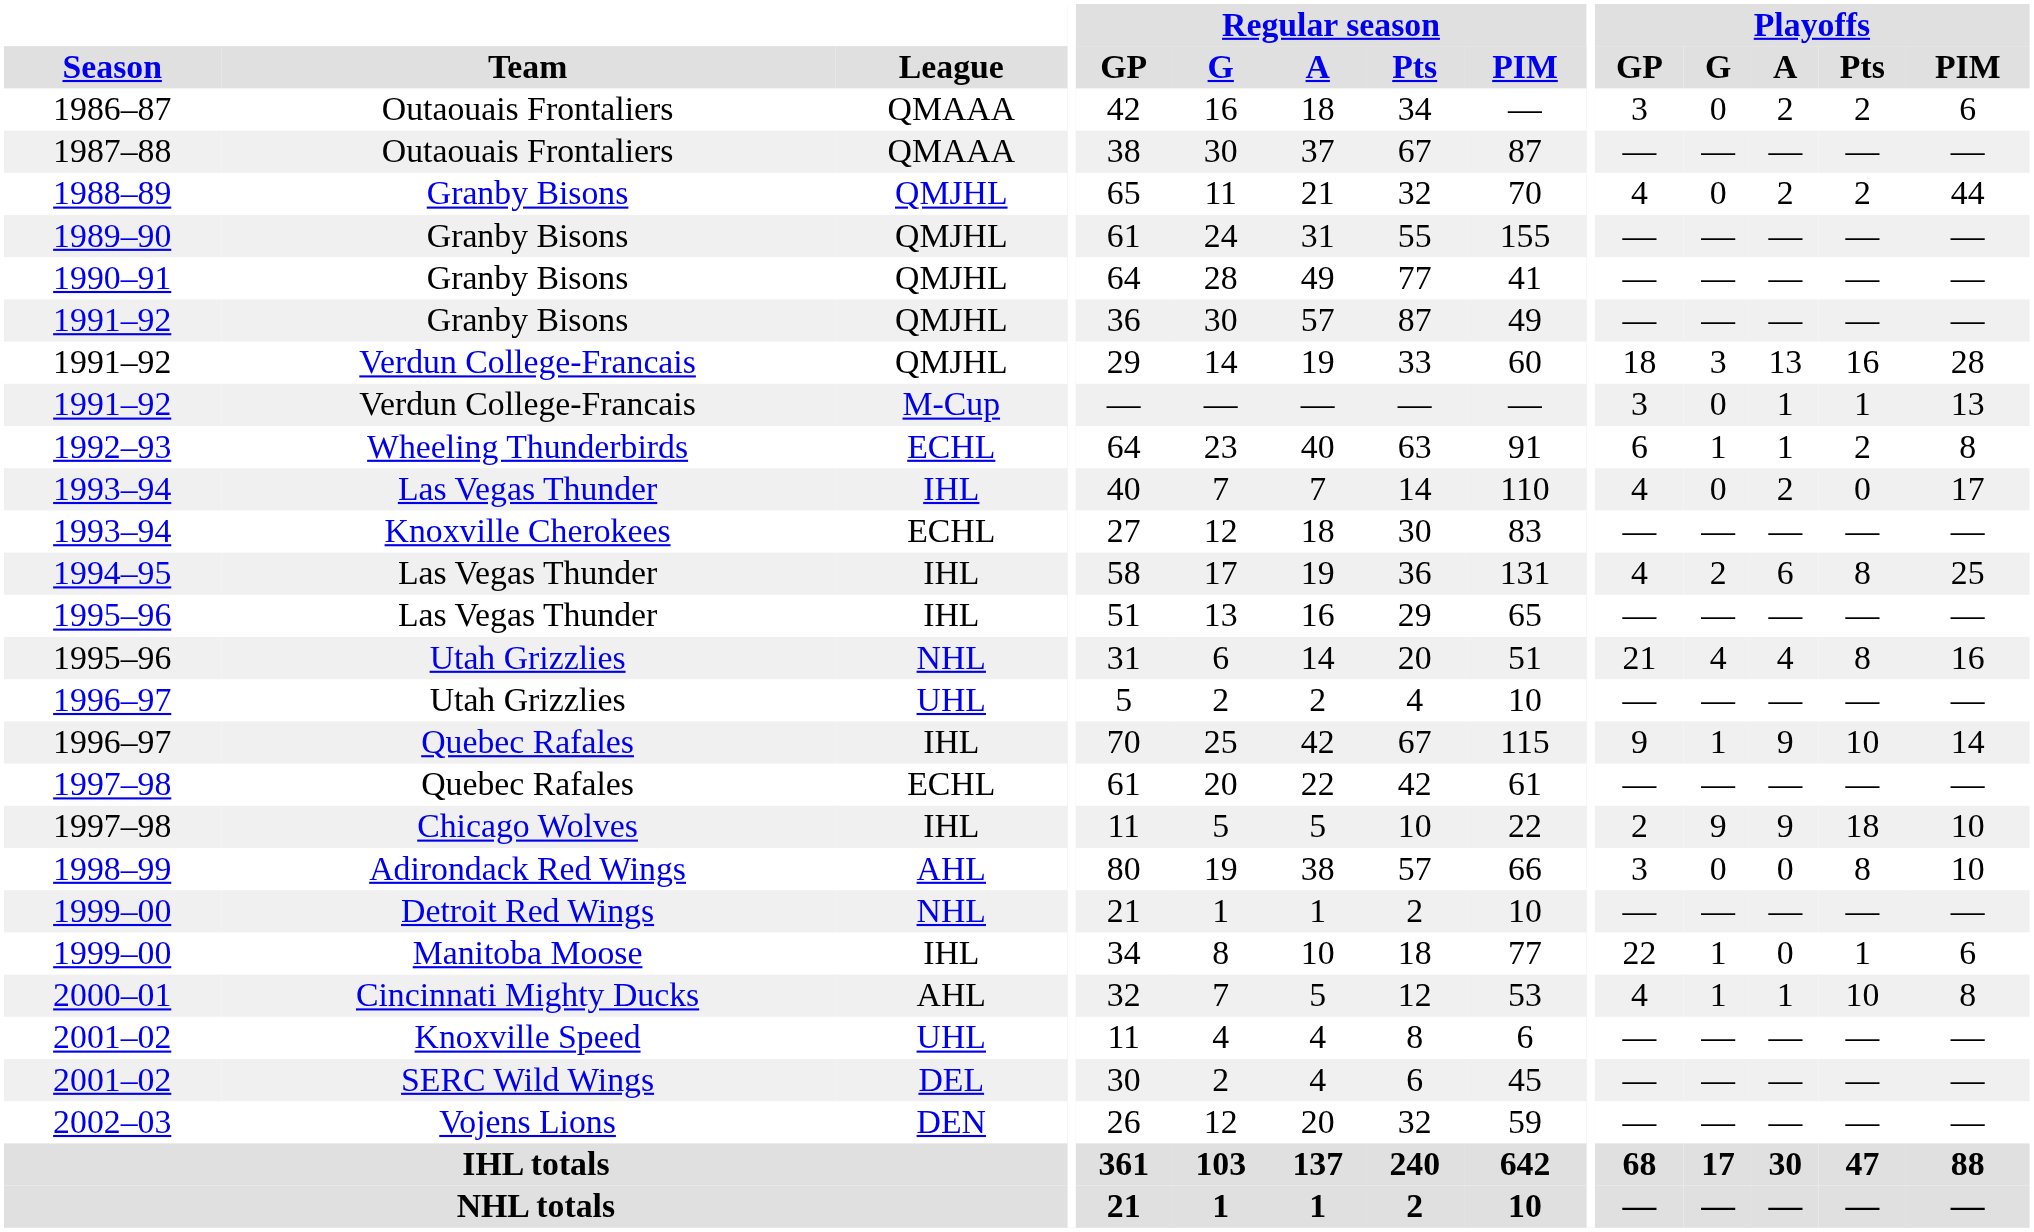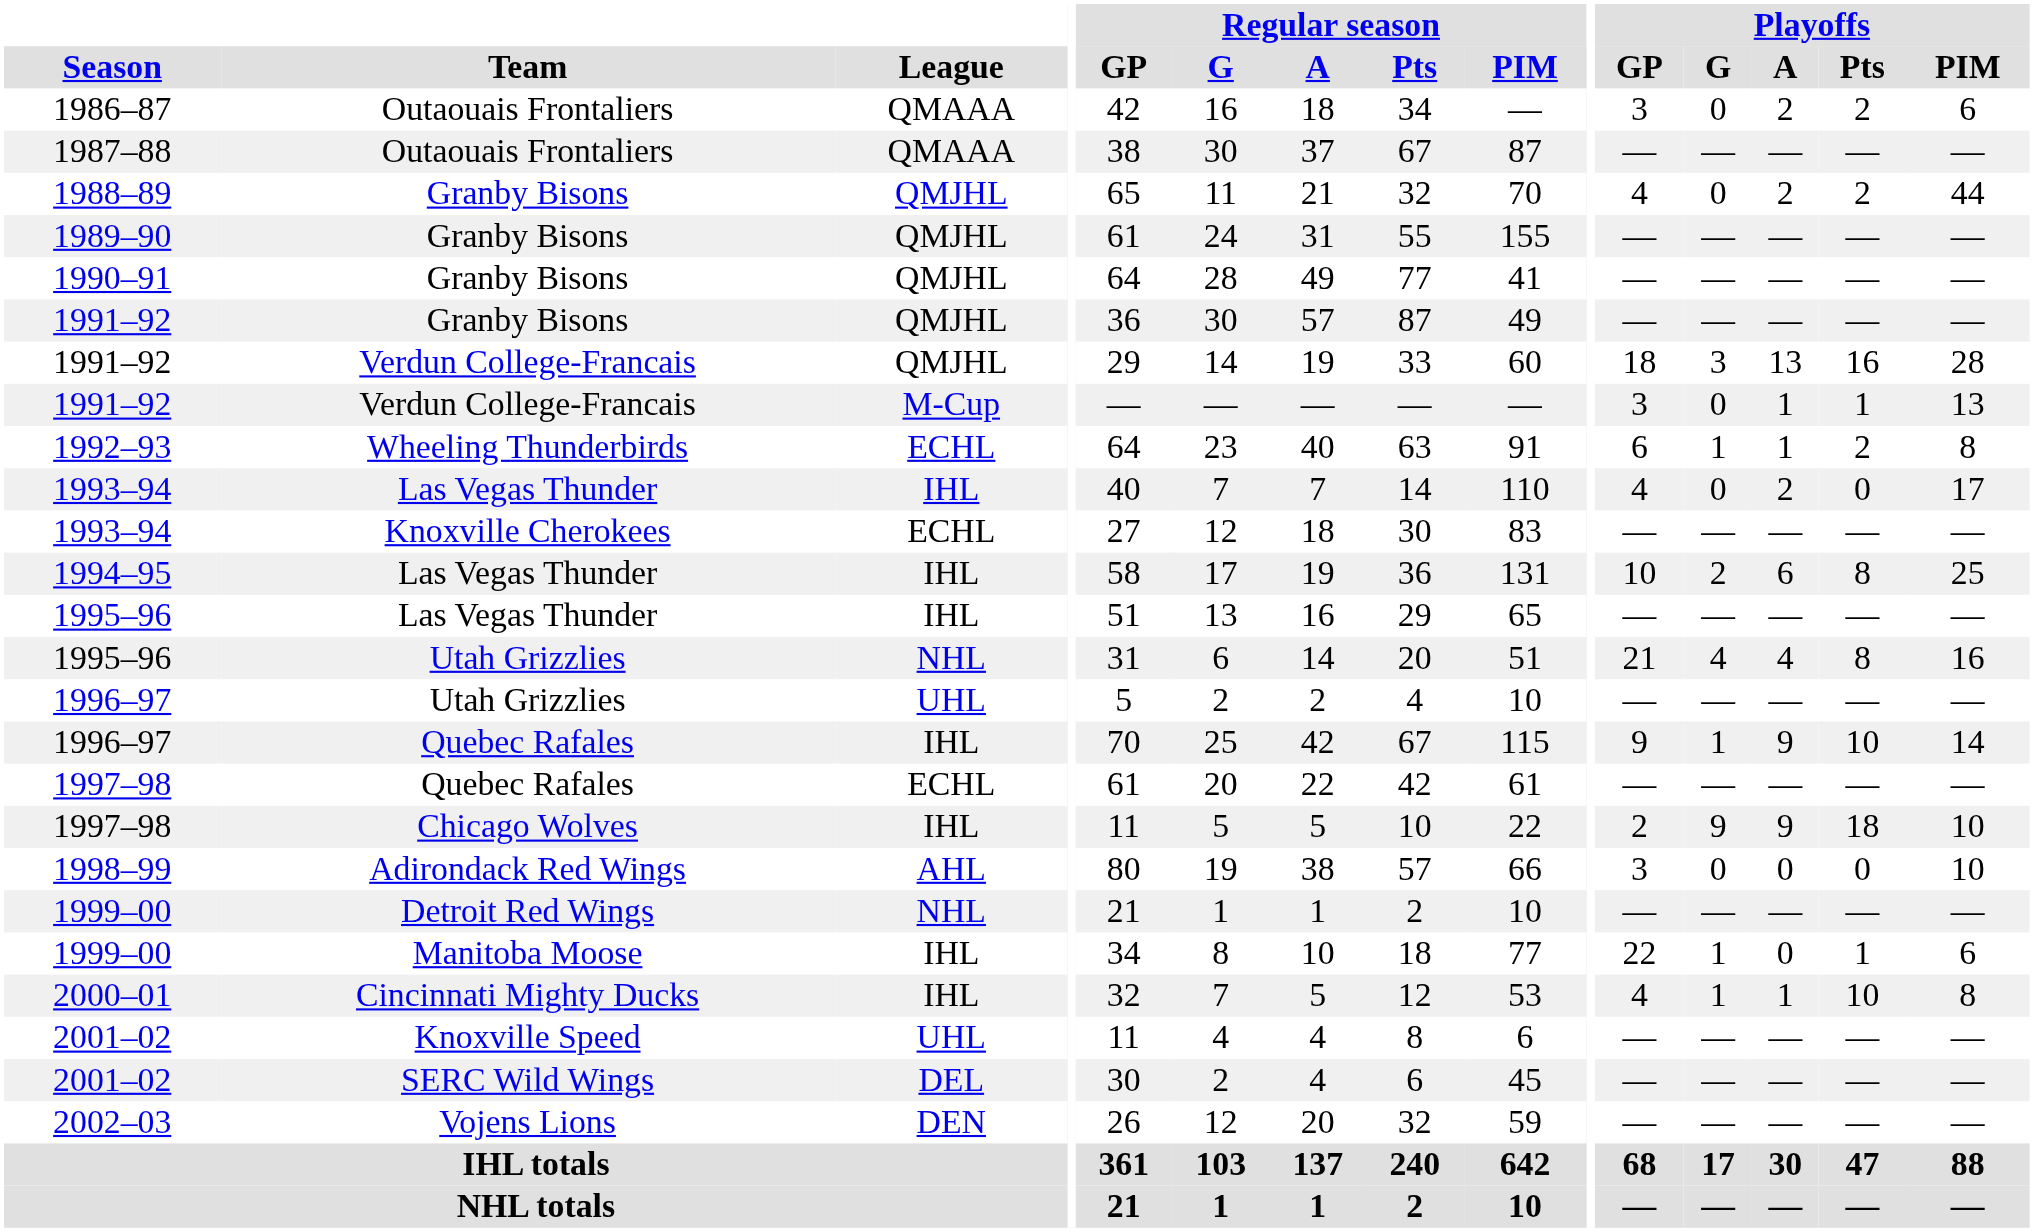(1639, 573) 4 -> (1639, 573) 10
(1862, 868) 8 -> (1862, 868) 0
(951, 995) AHL -> (951, 995) IHL
